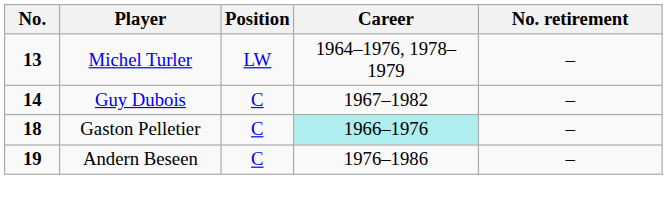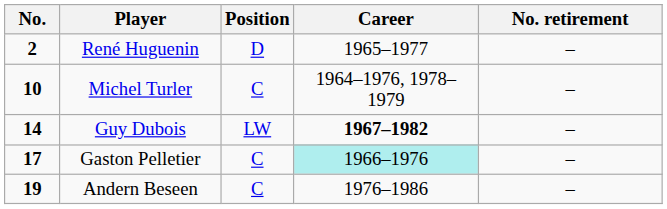+ row: (140, 49)
(32, 59) 13 -> (32, 89) 10
(257, 59) LW -> (257, 89) C
(257, 99) C -> (257, 129) LW
(386, 99) normal -> (386, 129) bold
(32, 129) 18 -> (32, 159) 17
